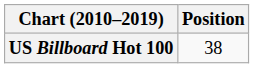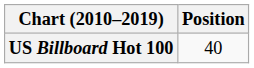(213, 47) 38 -> (213, 47) 40
